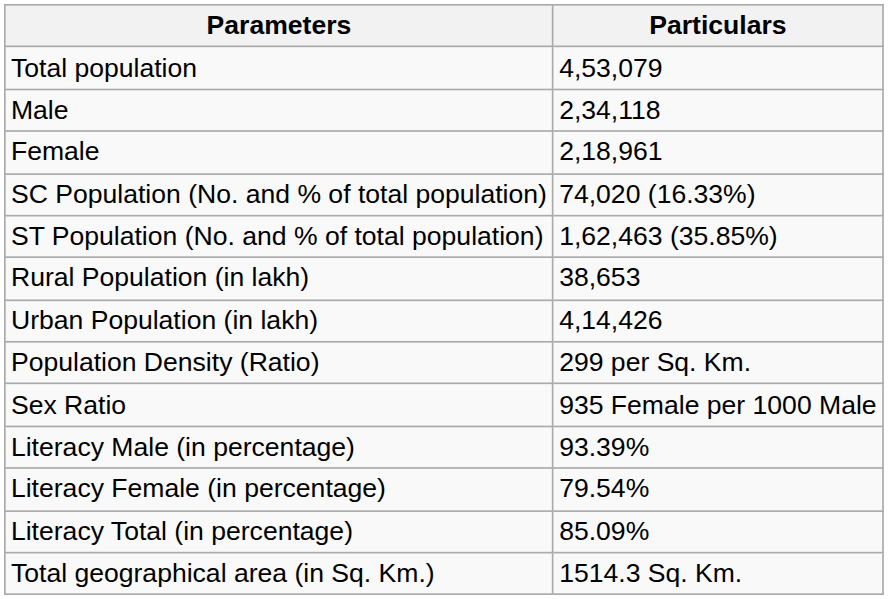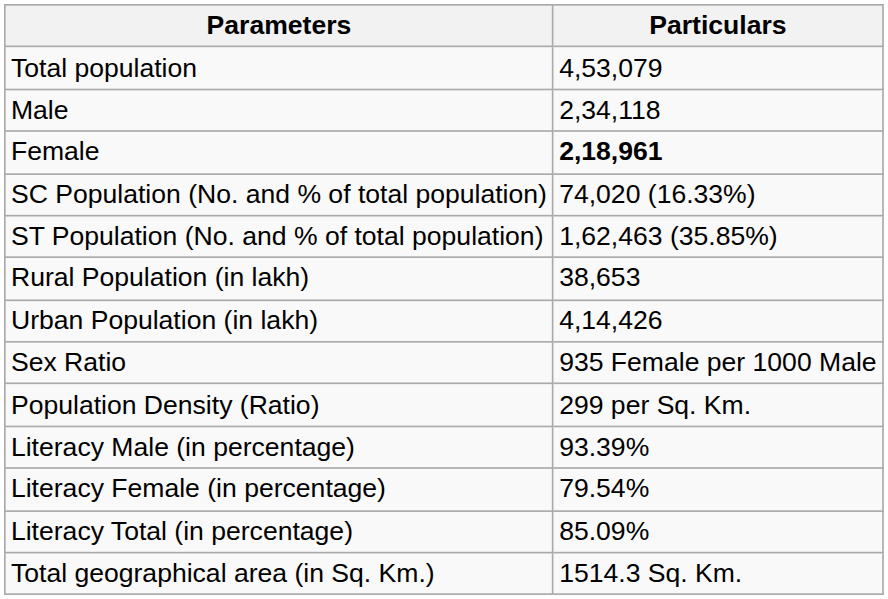(611, 151) normal -> (611, 151) bold
rows swapped: (165, 362) <-> (69, 404)
